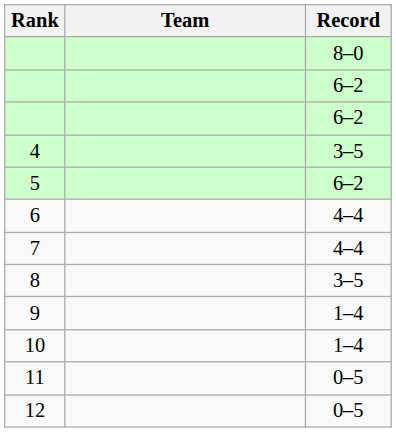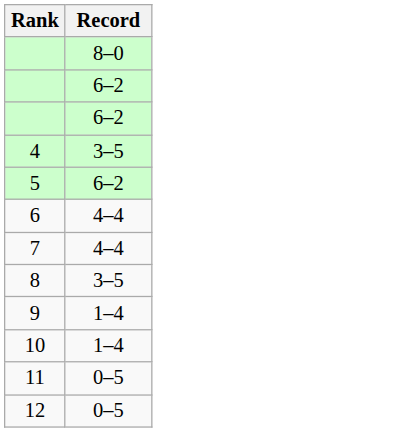- column: (185, 20)
